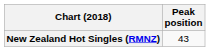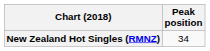(183, 38) 43 -> (183, 38) 34
